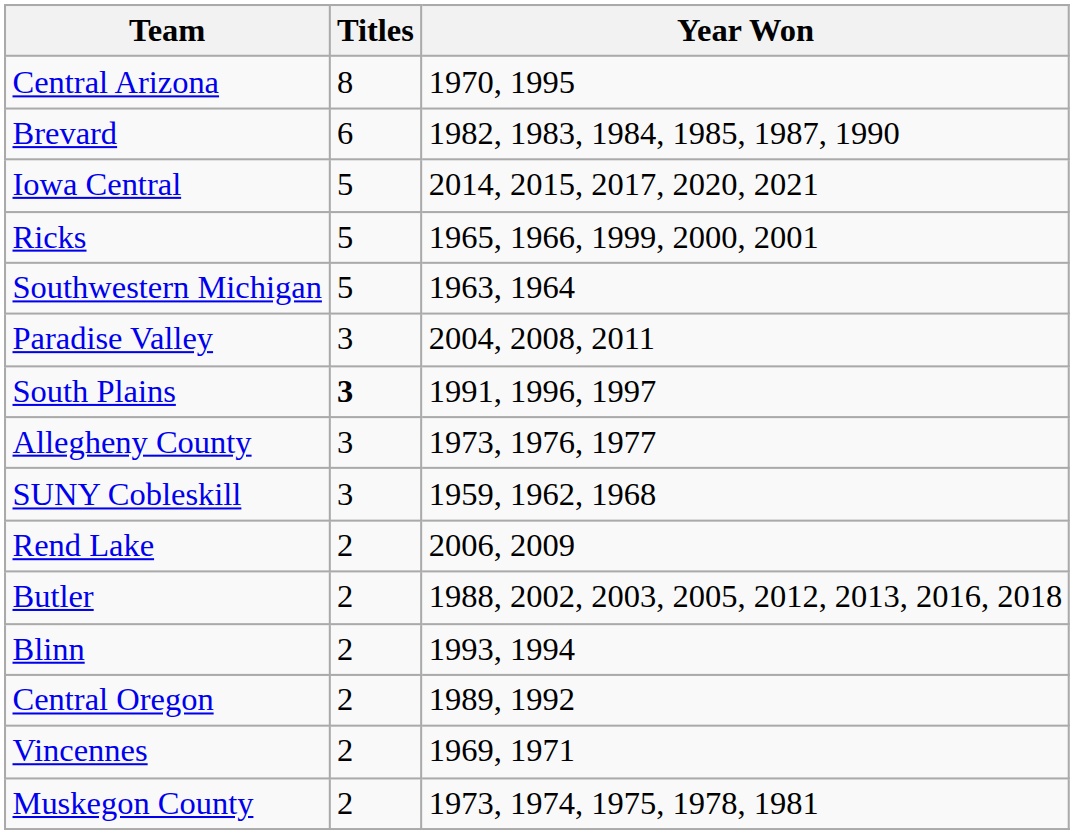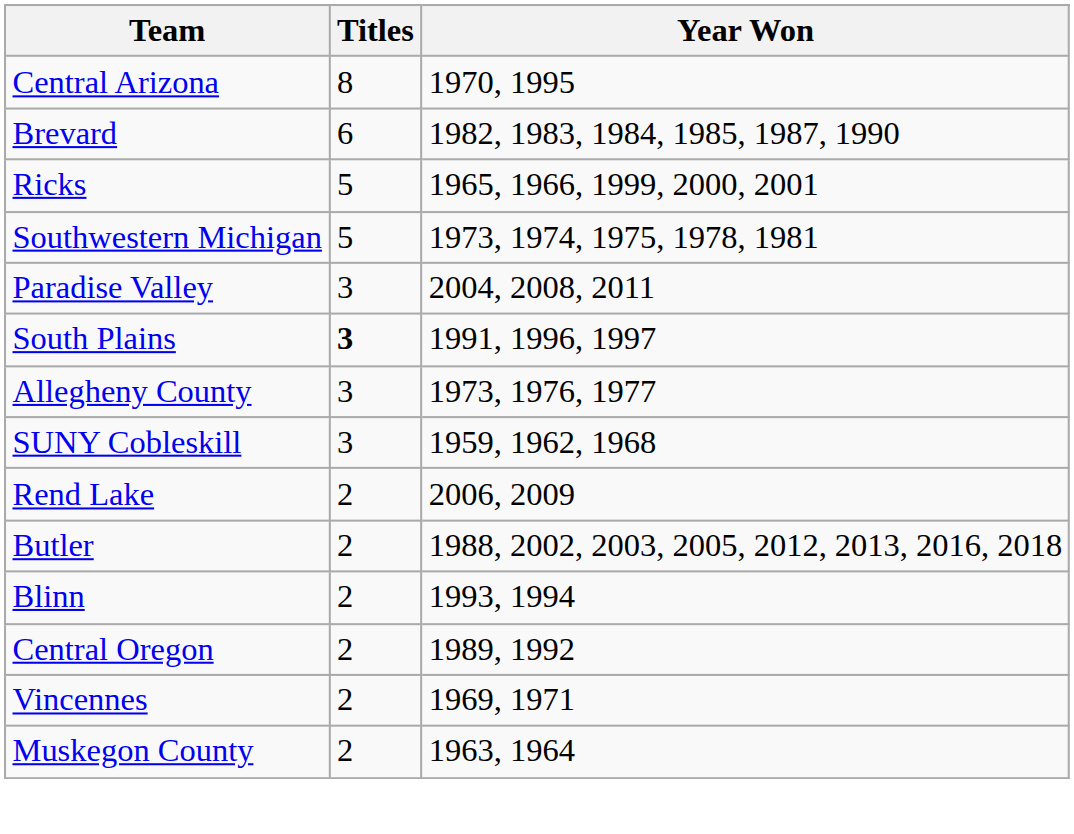- row: (97, 184)
(502, 287) 1963, 1964 -> (624, 236) 1973, 1974, 1975, 1978, 1981
(624, 802) 1973, 1974, 1975, 1978, 1981 -> (502, 751) 1963, 1964
